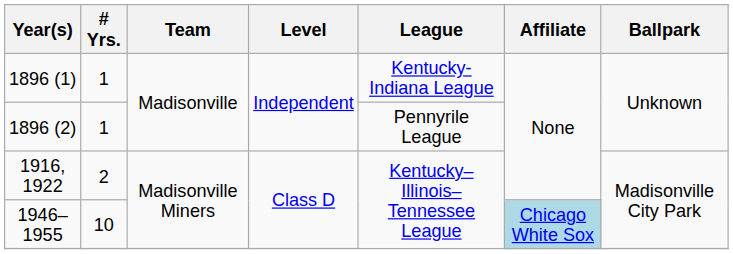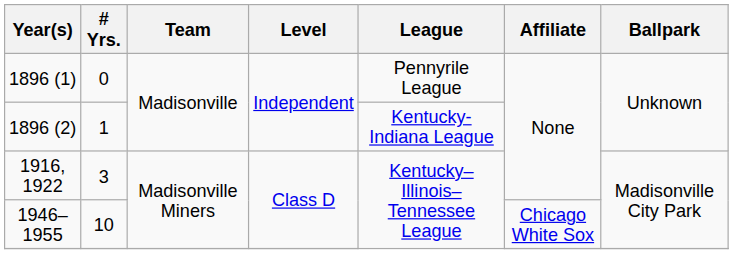(104, 78) 1 -> (104, 78) 0
(431, 78) Kentucky-Indiana League -> (431, 78) Pennyrile League
(431, 127) Pennyrile League -> (431, 127) Kentucky-Indiana League
(104, 176) 2 -> (104, 176) 3
(553, 225) lightblue background -> (553, 225) no background
